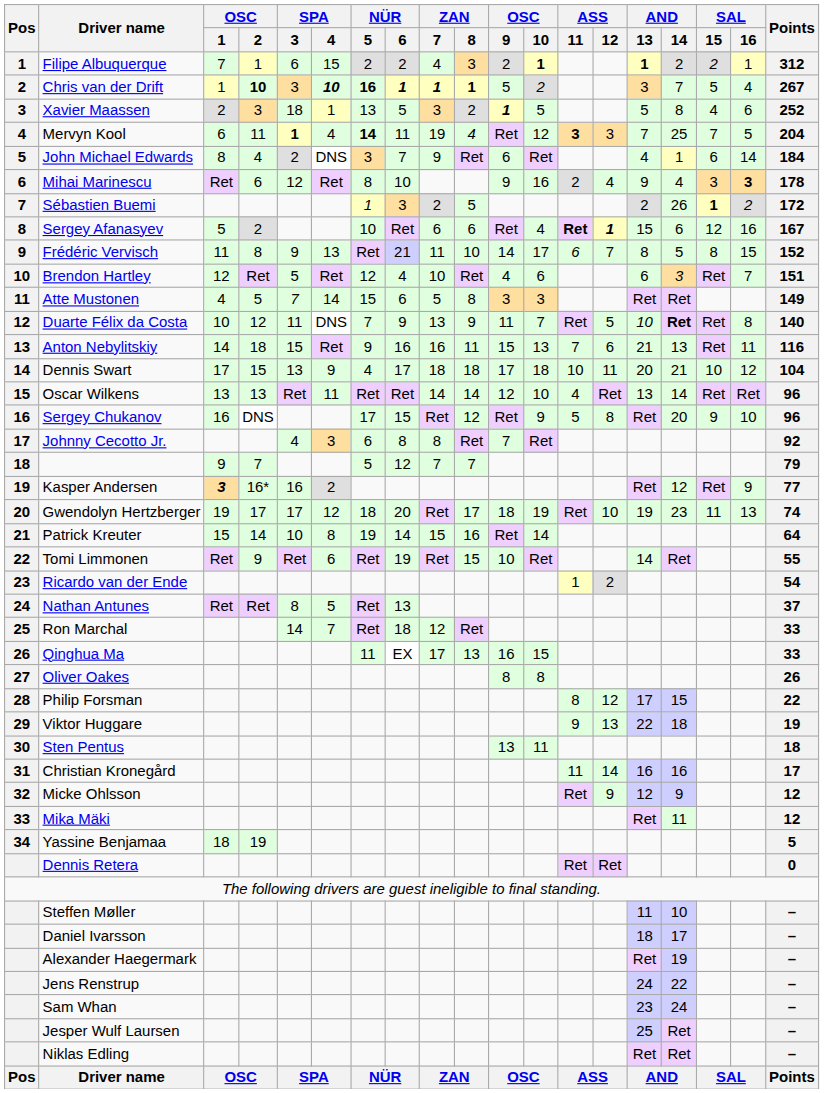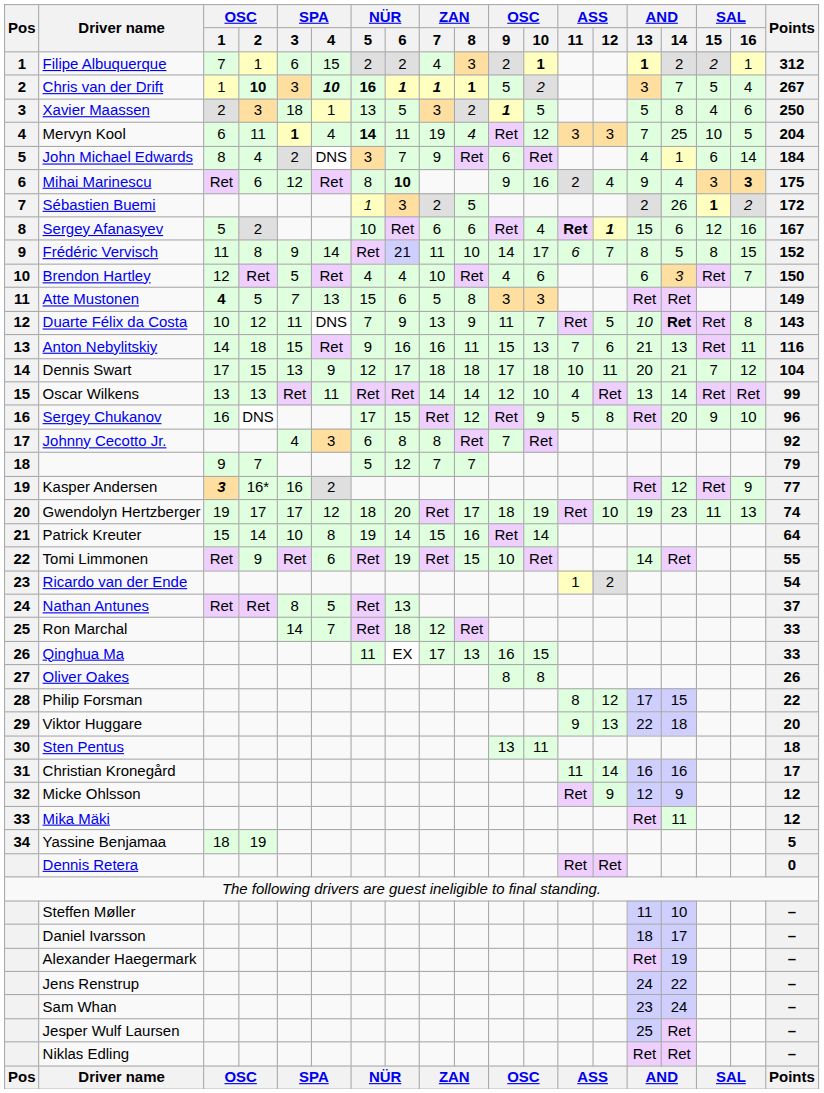(792, 110) 252 -> (792, 110) 250
(575, 134) bold -> (575, 134) normal
(714, 134) 7 -> (714, 134) 10
(402, 181) normal -> (402, 181) bold
(792, 181) 178 -> (792, 181) 175
(331, 252) 13 -> (331, 252) 14
(368, 275) 12 -> (368, 275) 4
(792, 275) 151 -> (792, 275) 150
(221, 299) normal -> (221, 299) bold
(331, 299) 14 -> (331, 299) 13
(792, 322) 140 -> (792, 322) 143
(368, 370) 4 -> (368, 370) 12
(714, 370) 10 -> (714, 370) 7
(792, 393) 96 -> (792, 393) 99
(792, 723) 19 -> (792, 723) 20
